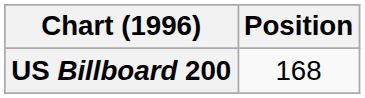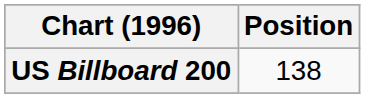(299, 70) 168 -> (299, 70) 138
